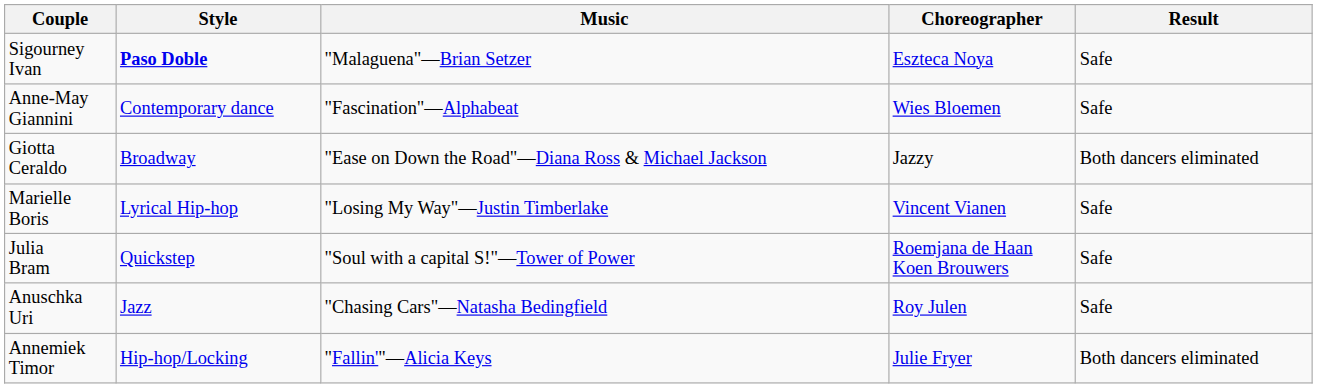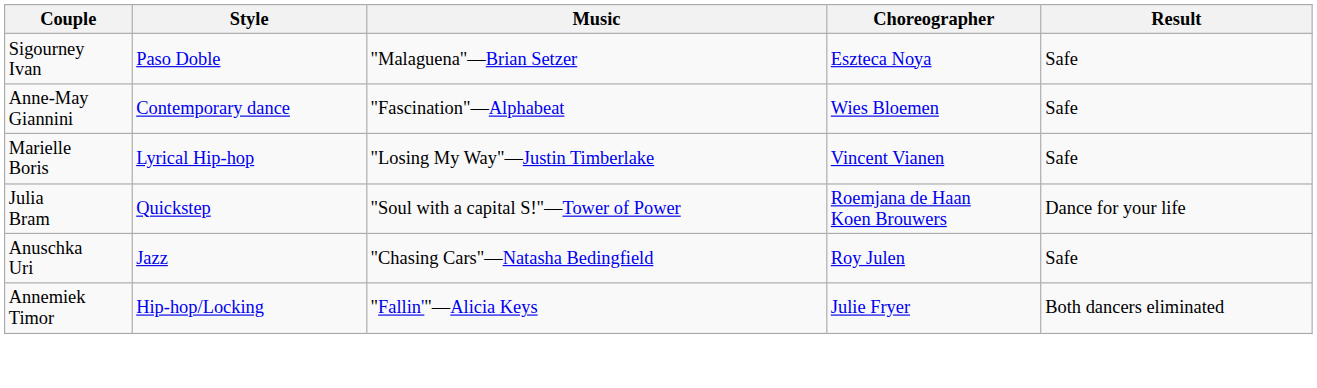(164, 58) bold -> (178, 58) normal
- row: (38, 158)
(1096, 258) Safe -> (1116, 208) Dance for your life
